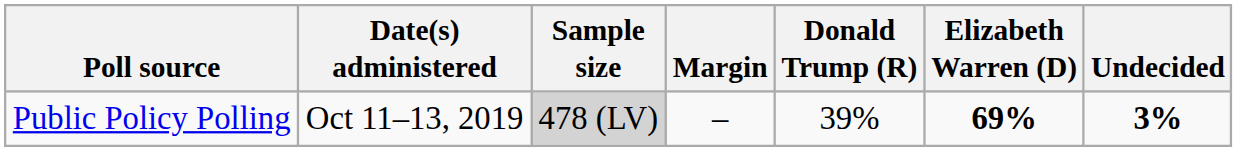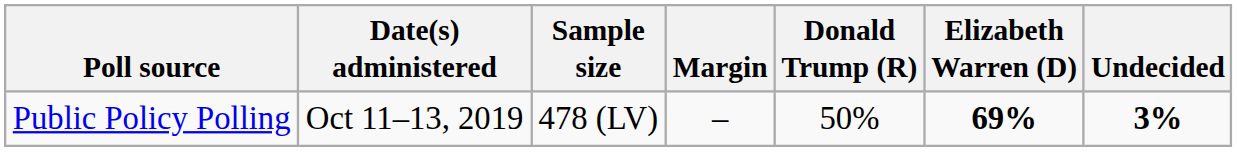(598, 118) lightgrey background -> (598, 118) no background
(849, 118) 39% -> (849, 118) 50%
